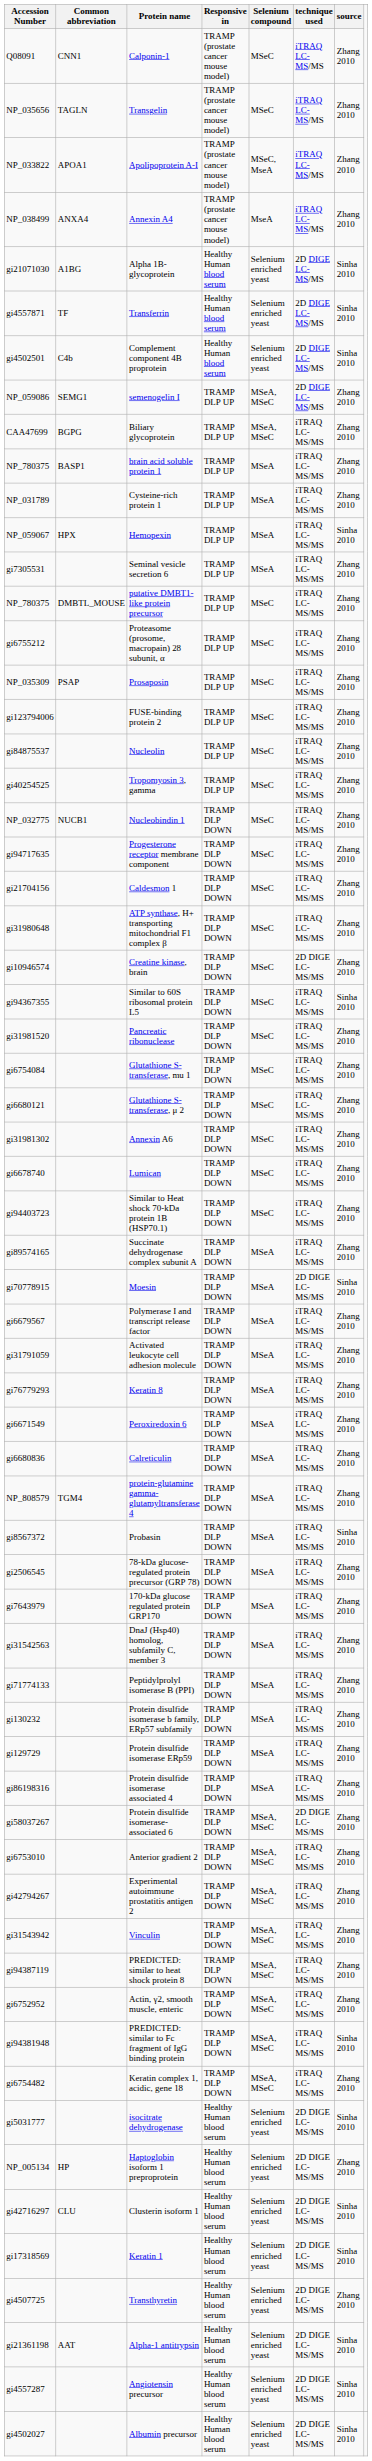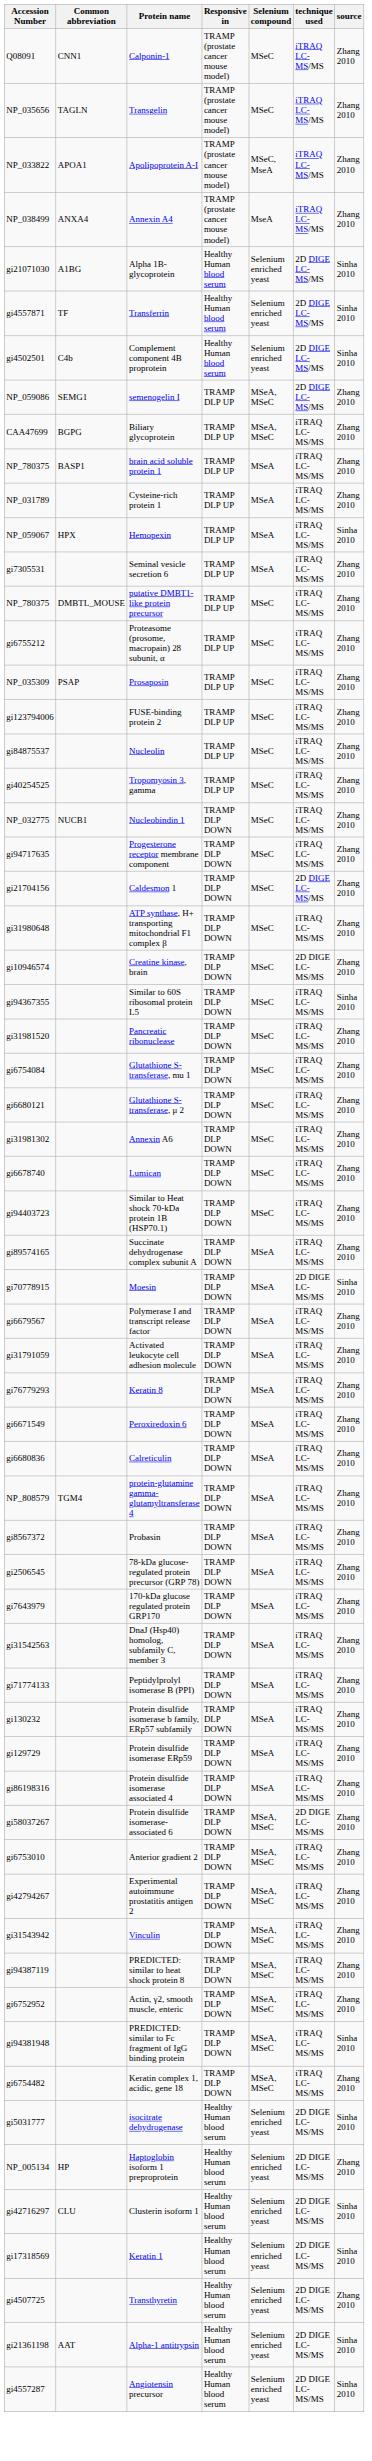(309, 888) iTRAQ LC-MS/MS -> (313, 888) 2D DIGE LC-MS/MS
(347, 1537) Sinha 2010 -> (348, 1537) Zhang 2010
- row: (163, 2433)
